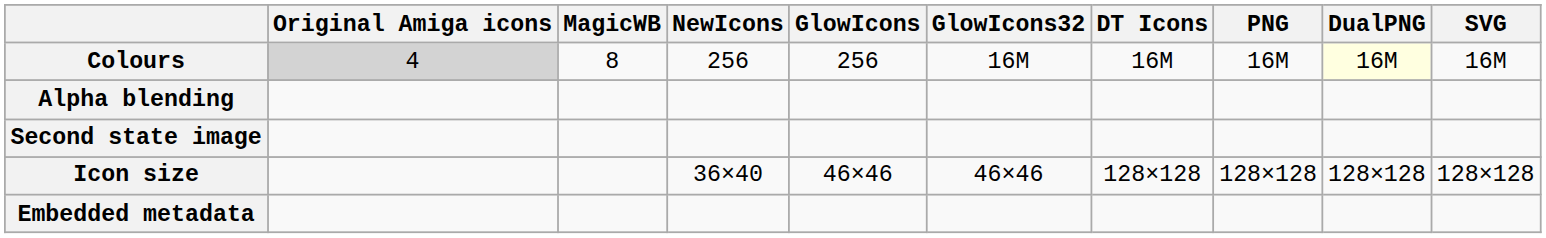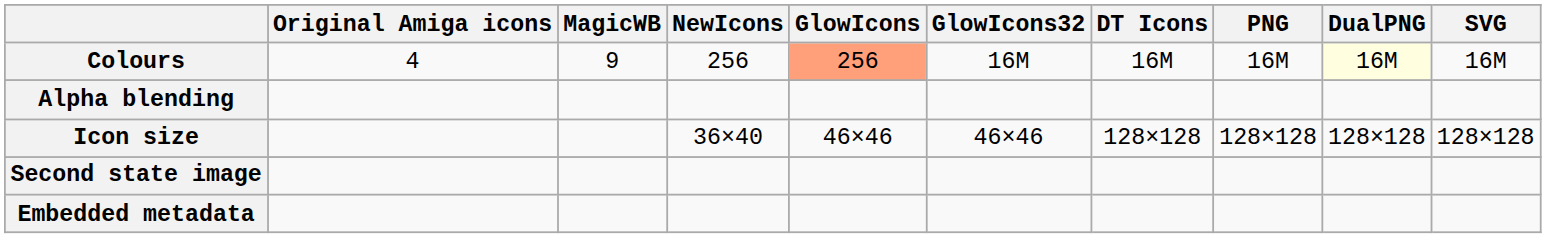(413, 62) lightgrey background -> (413, 62) no background
(612, 62) 8 -> (612, 62) 9
(858, 62) no background -> (858, 62) lightsalmon background
rows swapped: (136, 176) <-> (136, 138)
